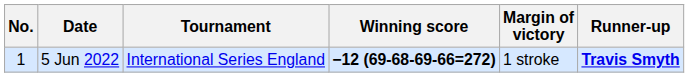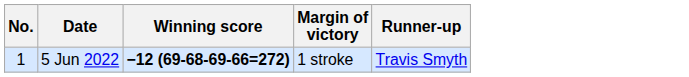- column: (226, 26)
(631, 60) bold -> (421, 60) normal
